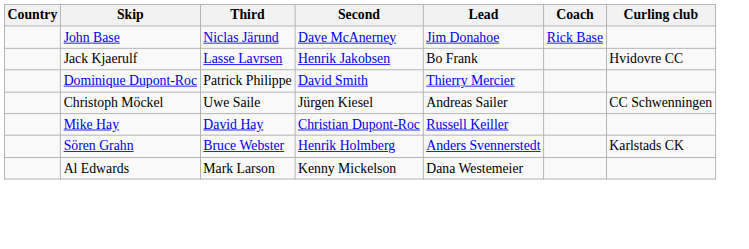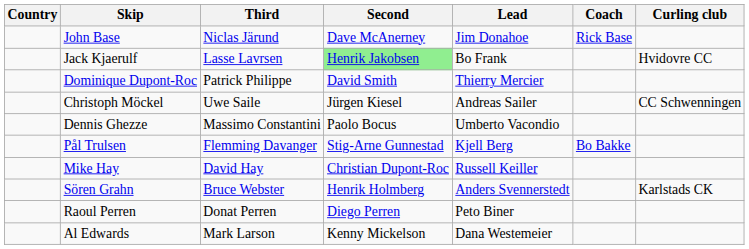(344, 59) no background -> (373, 59) lightgreen background
+ row: (105, 124)
+ row: (95, 146)
+ row: (100, 211)
